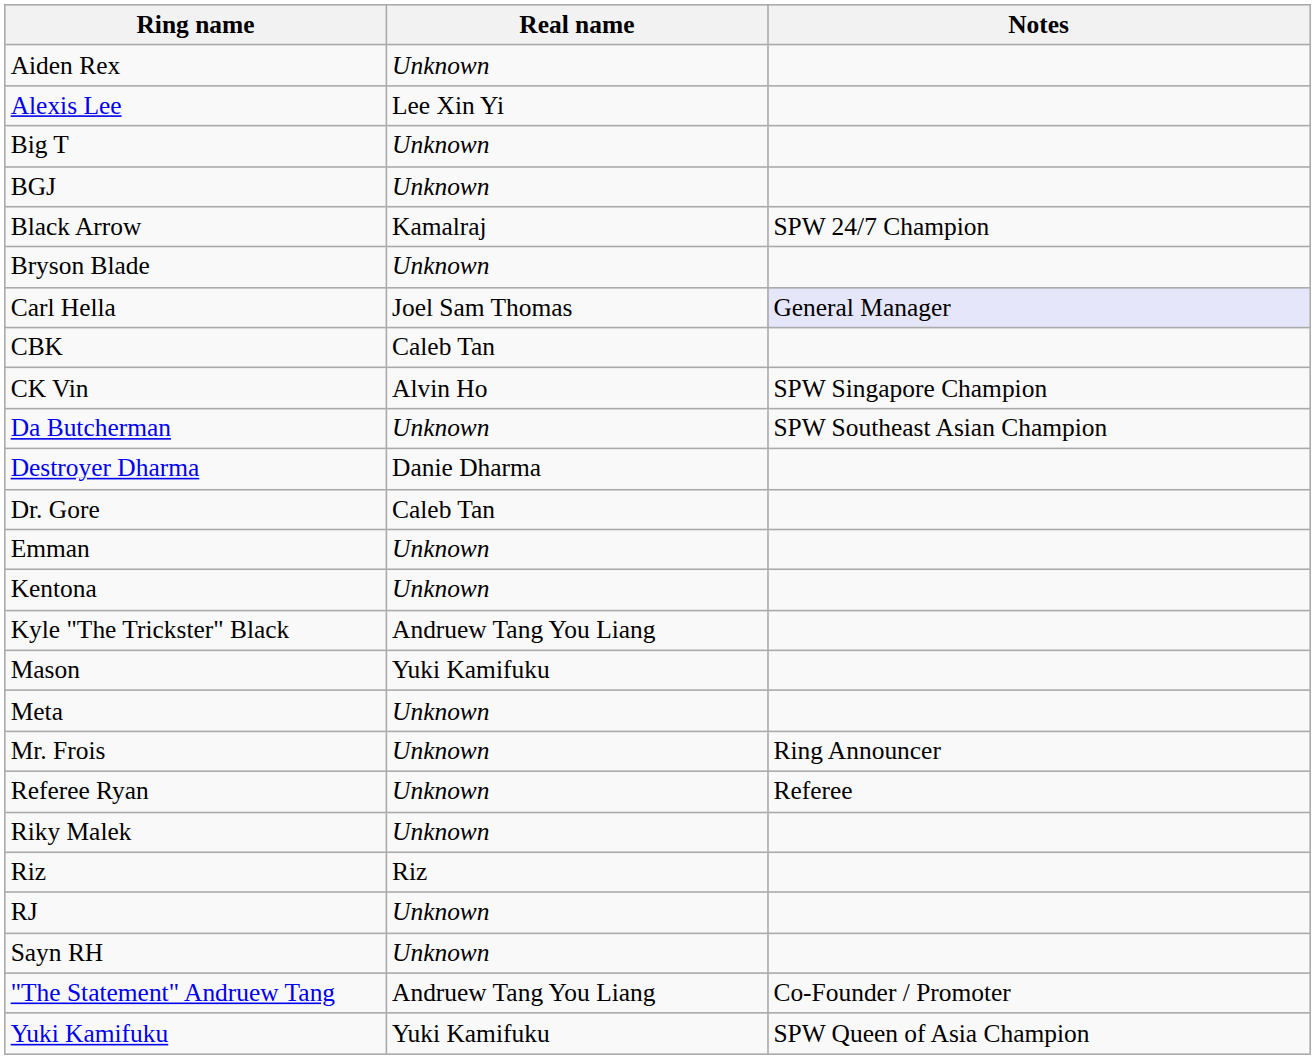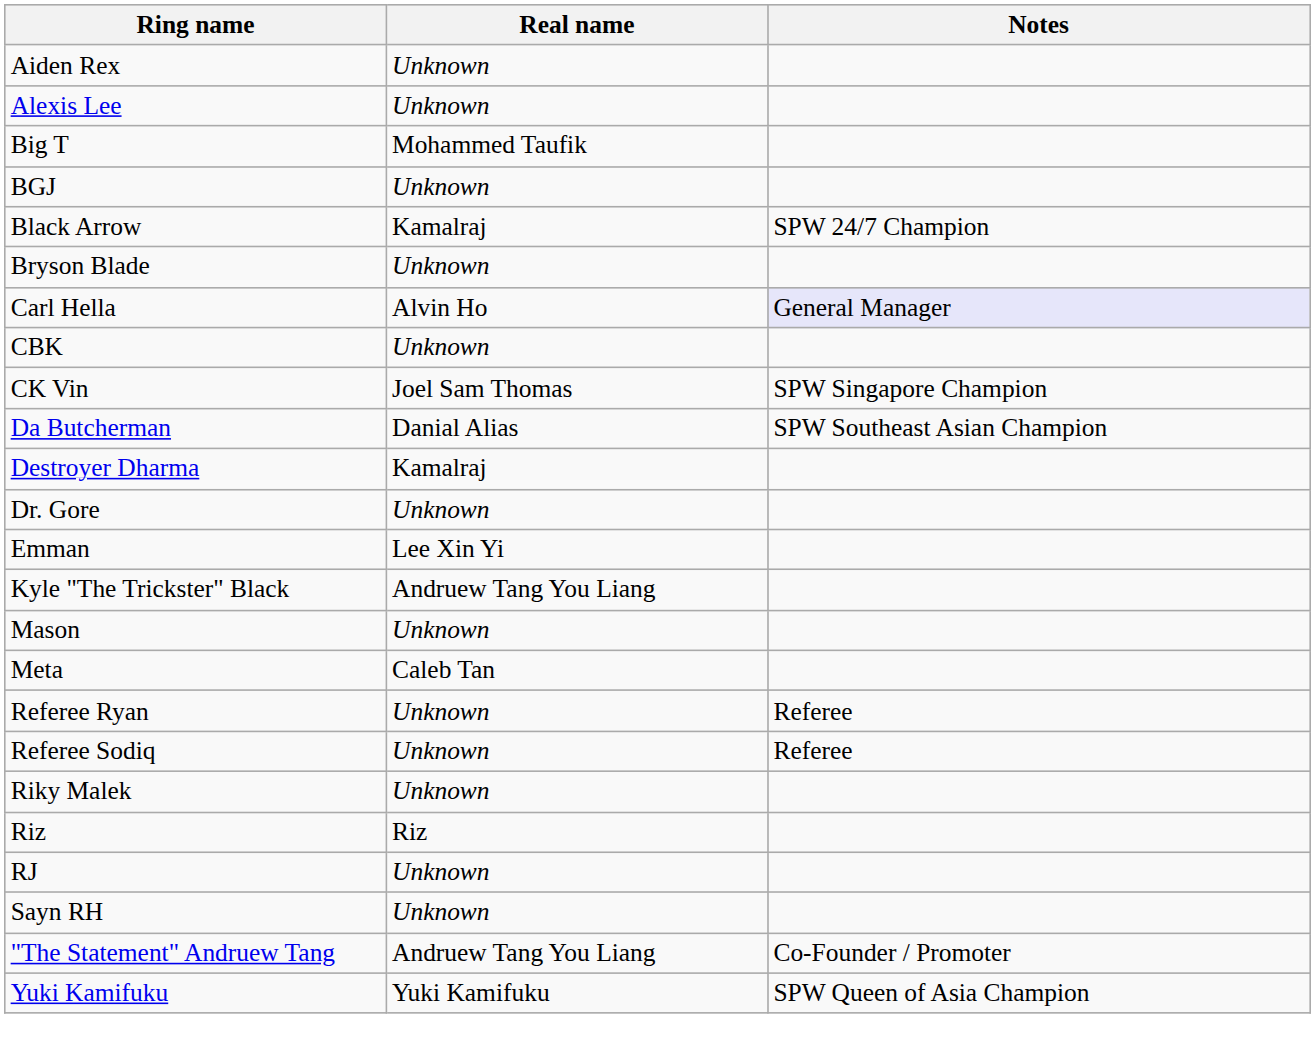(448, 105) Lee Xin Yi -> (441, 105) Unknown
(441, 145) Unknown -> (489, 145) Mohammed Taufik
(482, 307) Joel Sam Thomas -> (440, 307) Alvin Ho
(444, 347) Caleb Tan -> (441, 347) Unknown
(440, 387) Alvin Ho -> (482, 387) Joel Sam Thomas
(441, 428) Unknown -> (455, 428) Danial Alias
(467, 468) Danie Dharma -> (439, 468) Kamalraj
(444, 508) Caleb Tan -> (441, 508) Unknown
(441, 549) Unknown -> (448, 549) Lee Xin Yi
- row: (54, 589)
(471, 670) Yuki Kamifuku -> (441, 629) Unknown
(441, 710) Unknown -> (444, 670) Caleb Tan
- row: (58, 750)
+ row: (83, 750)
